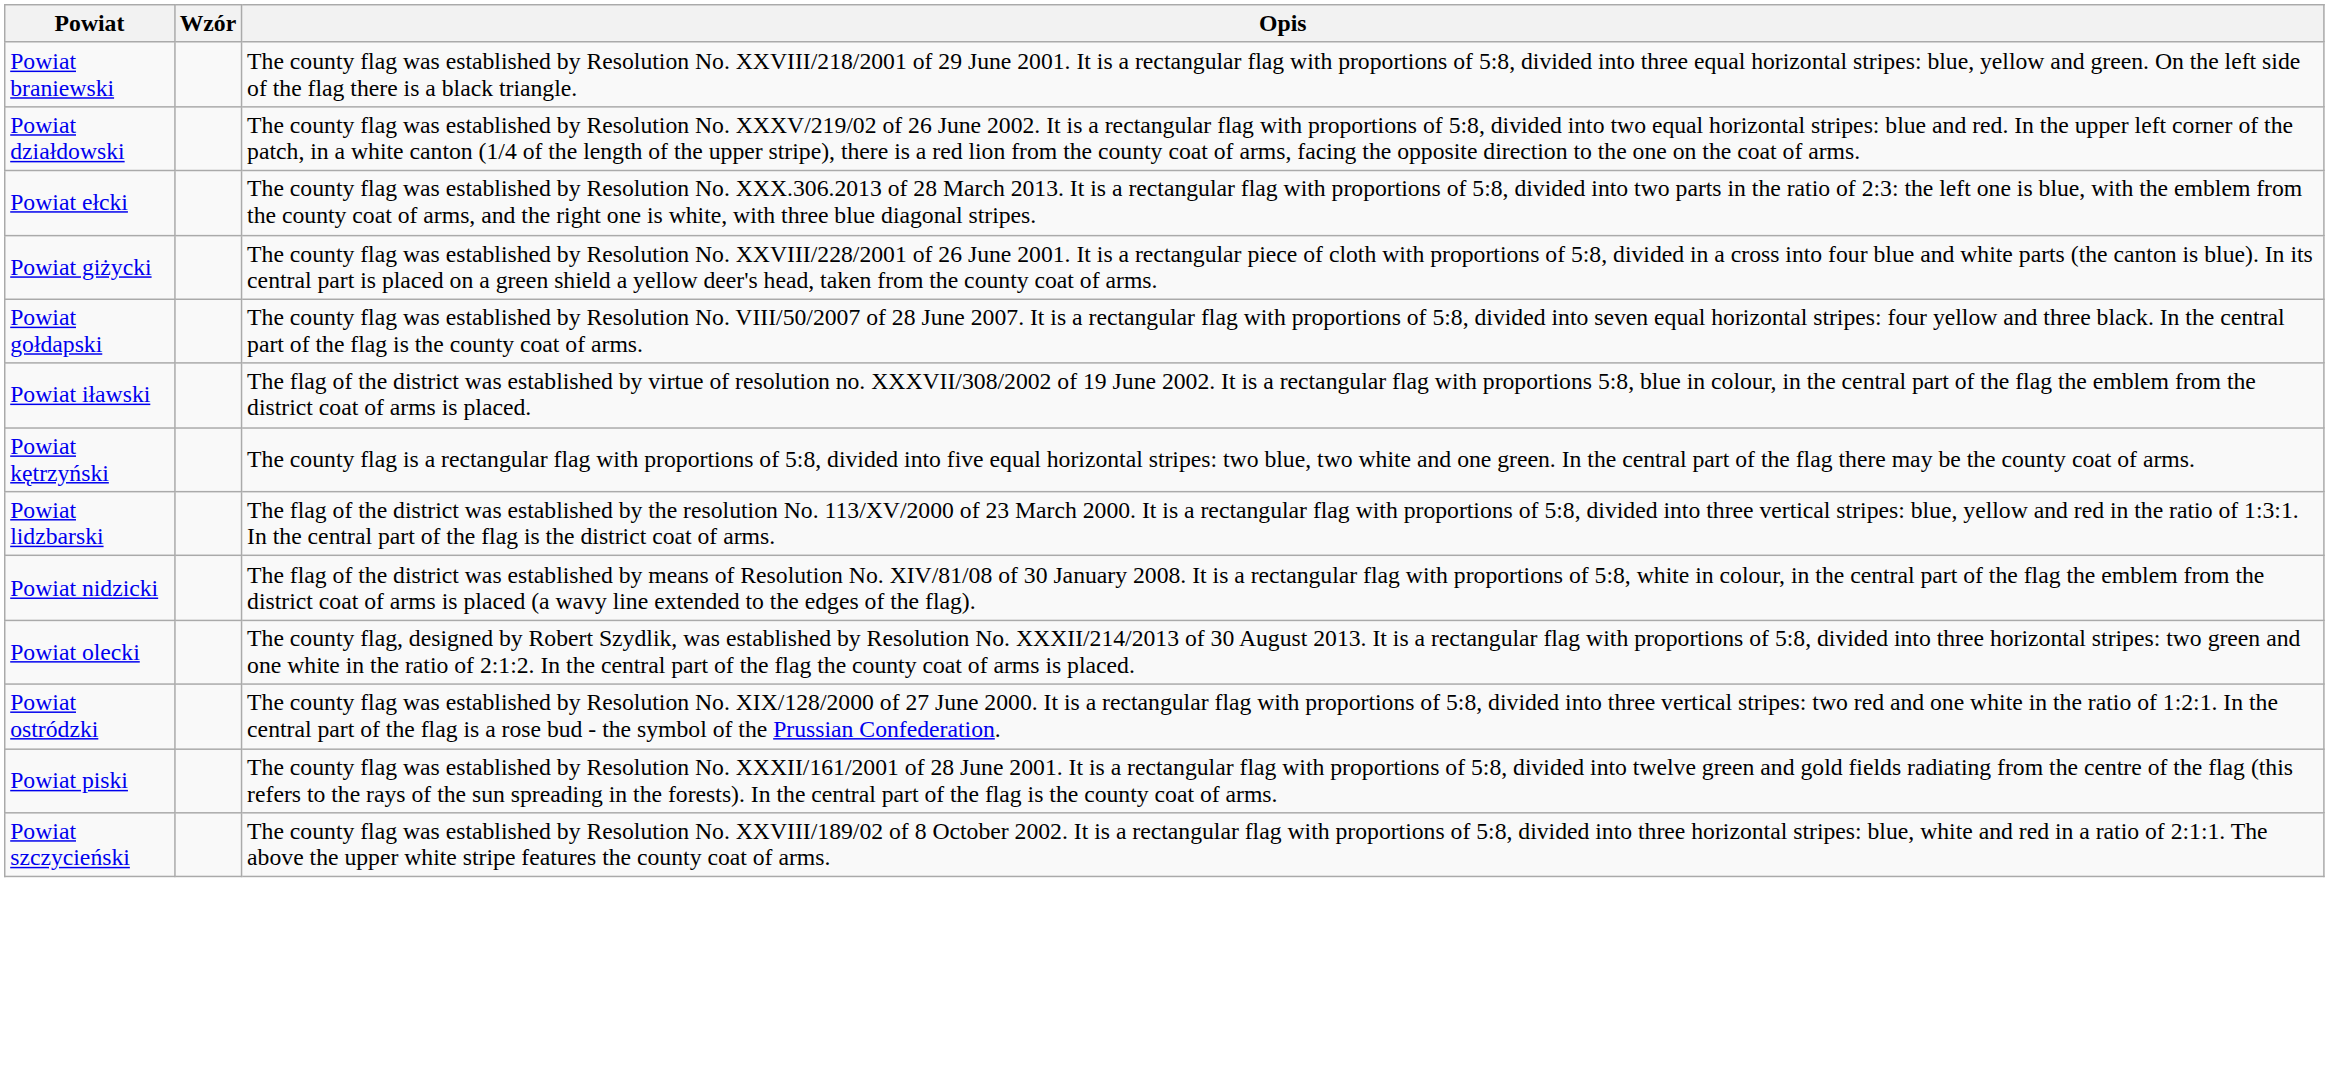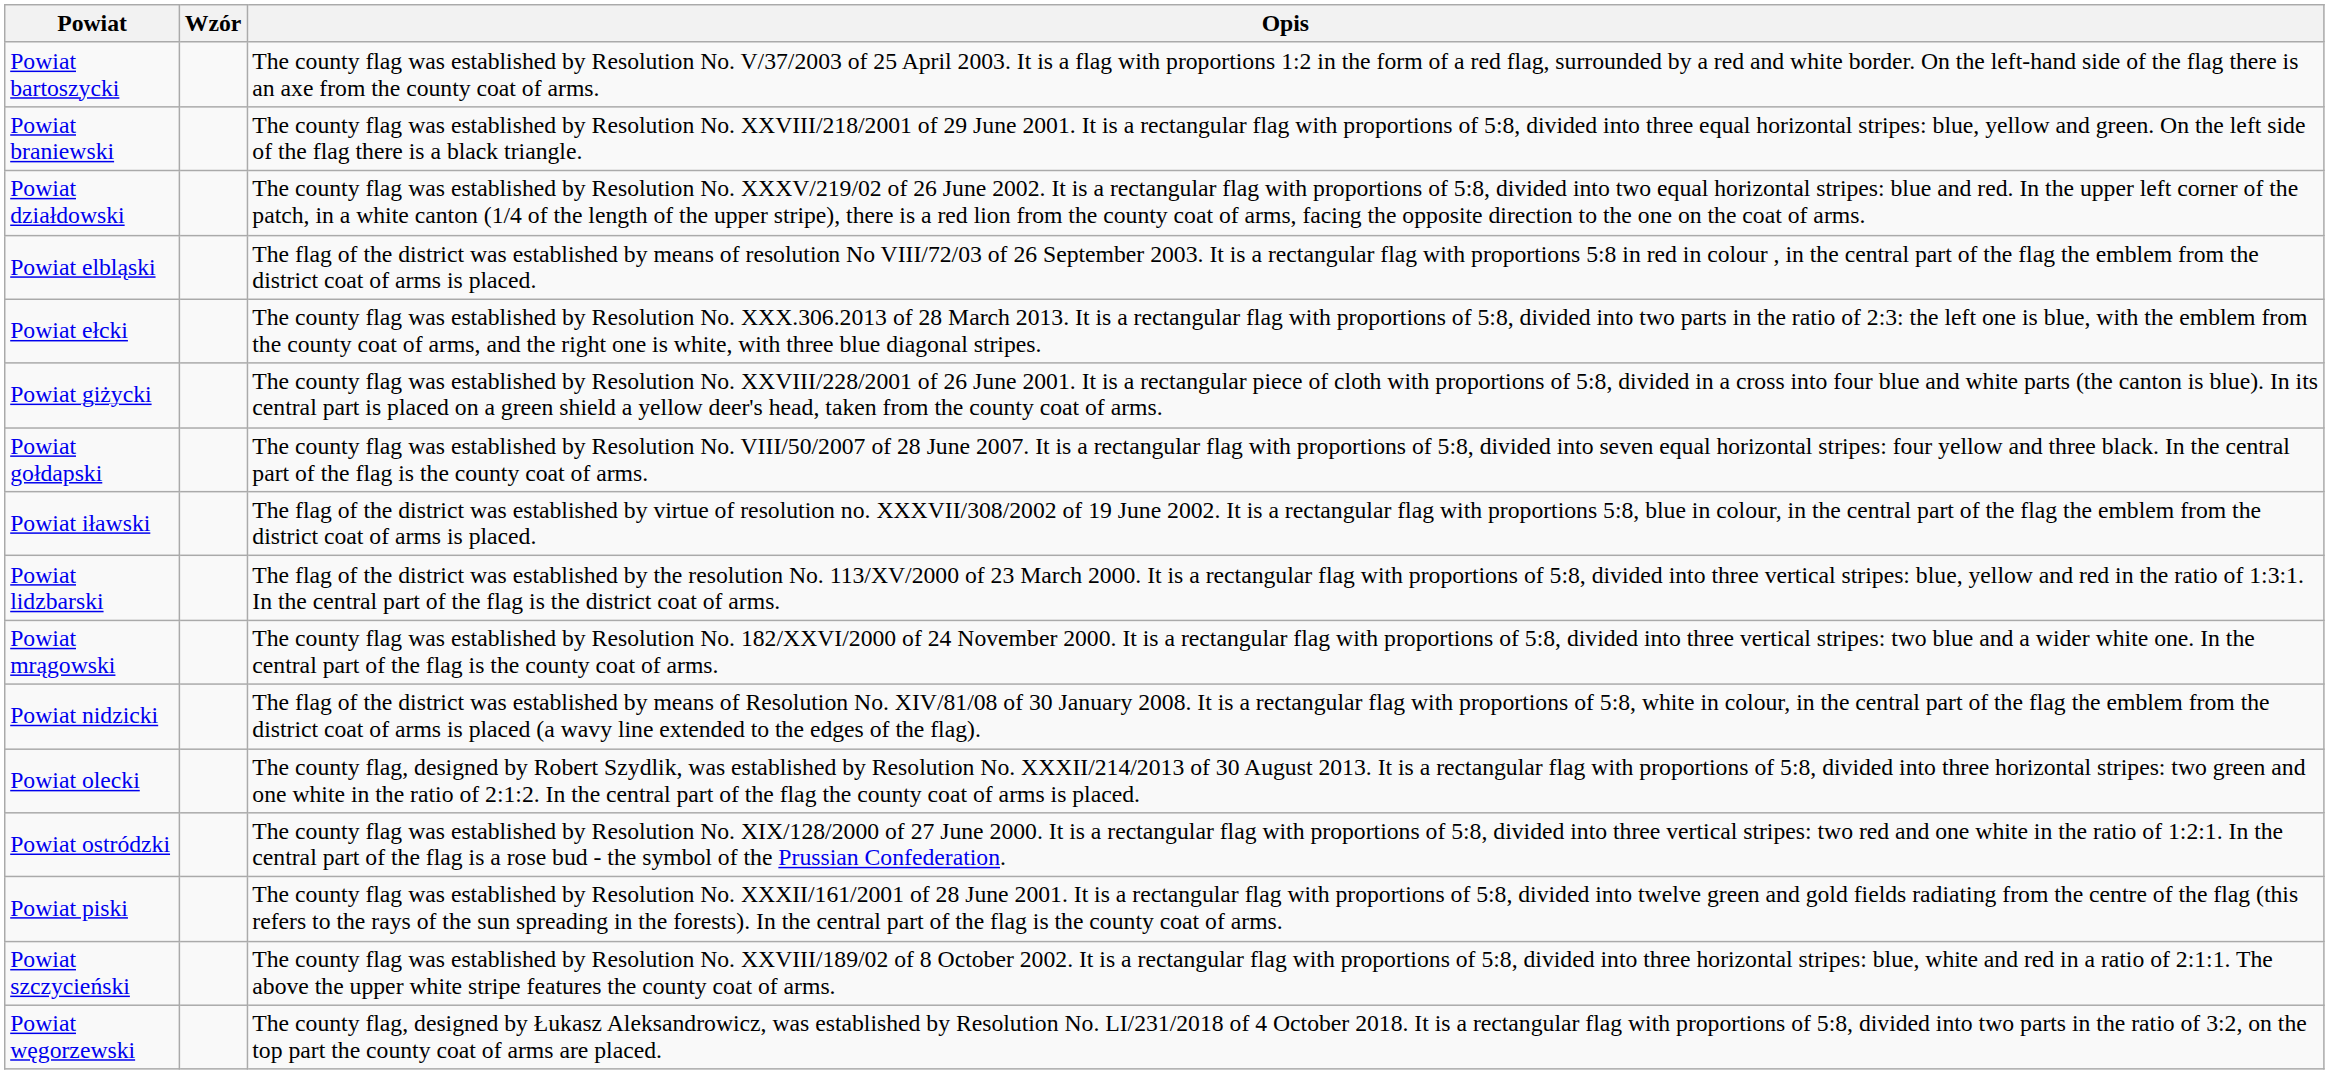+ row: (65, 74)
+ row: (83, 266)
- row: (60, 459)
+ row: (63, 651)
+ row: (73, 1037)
